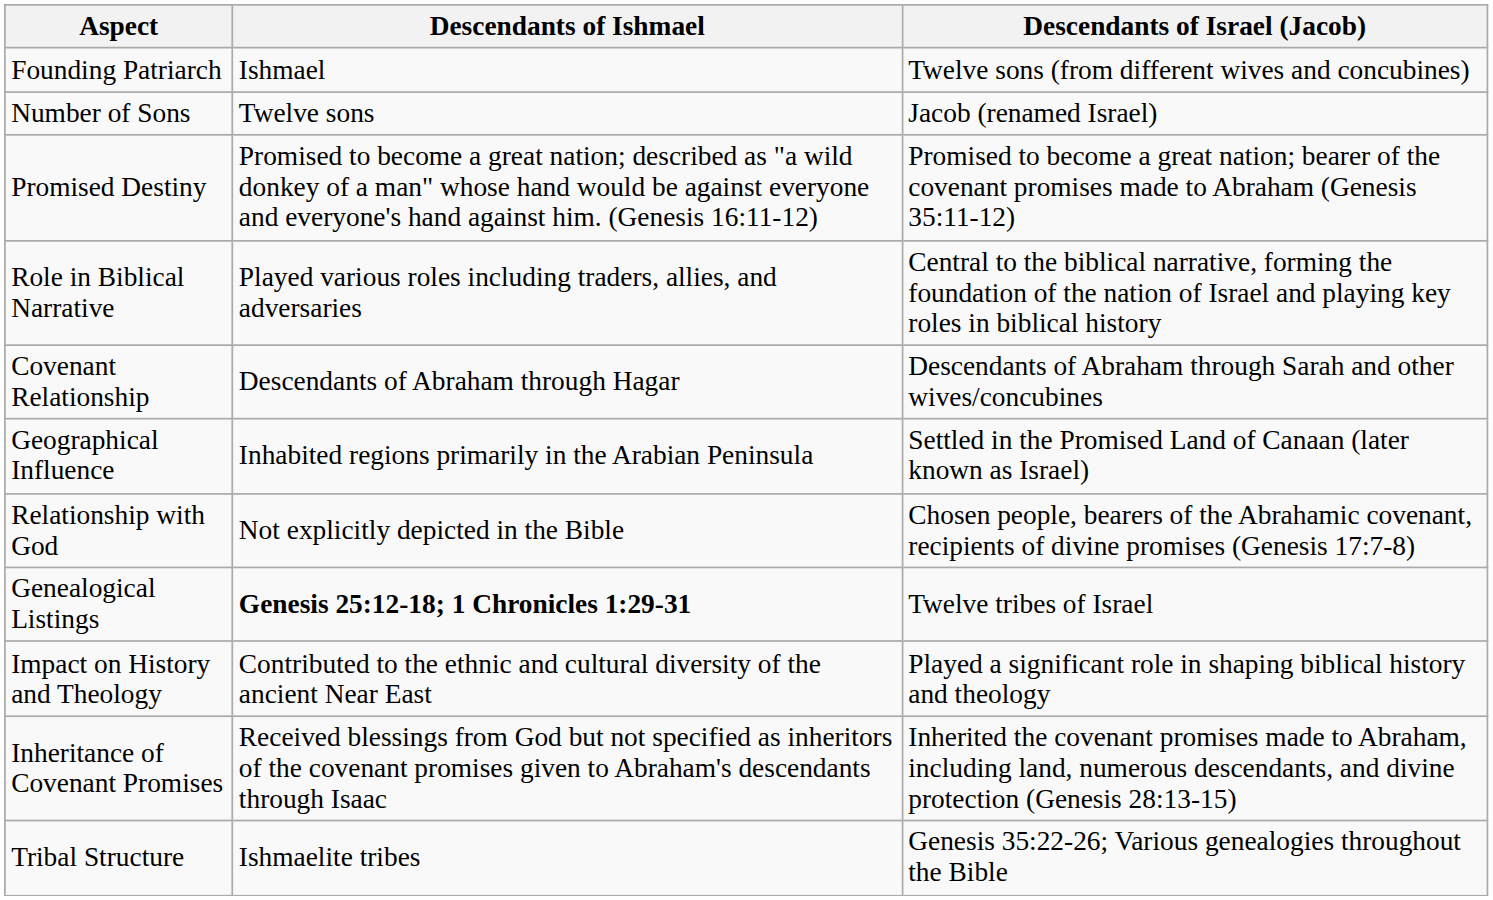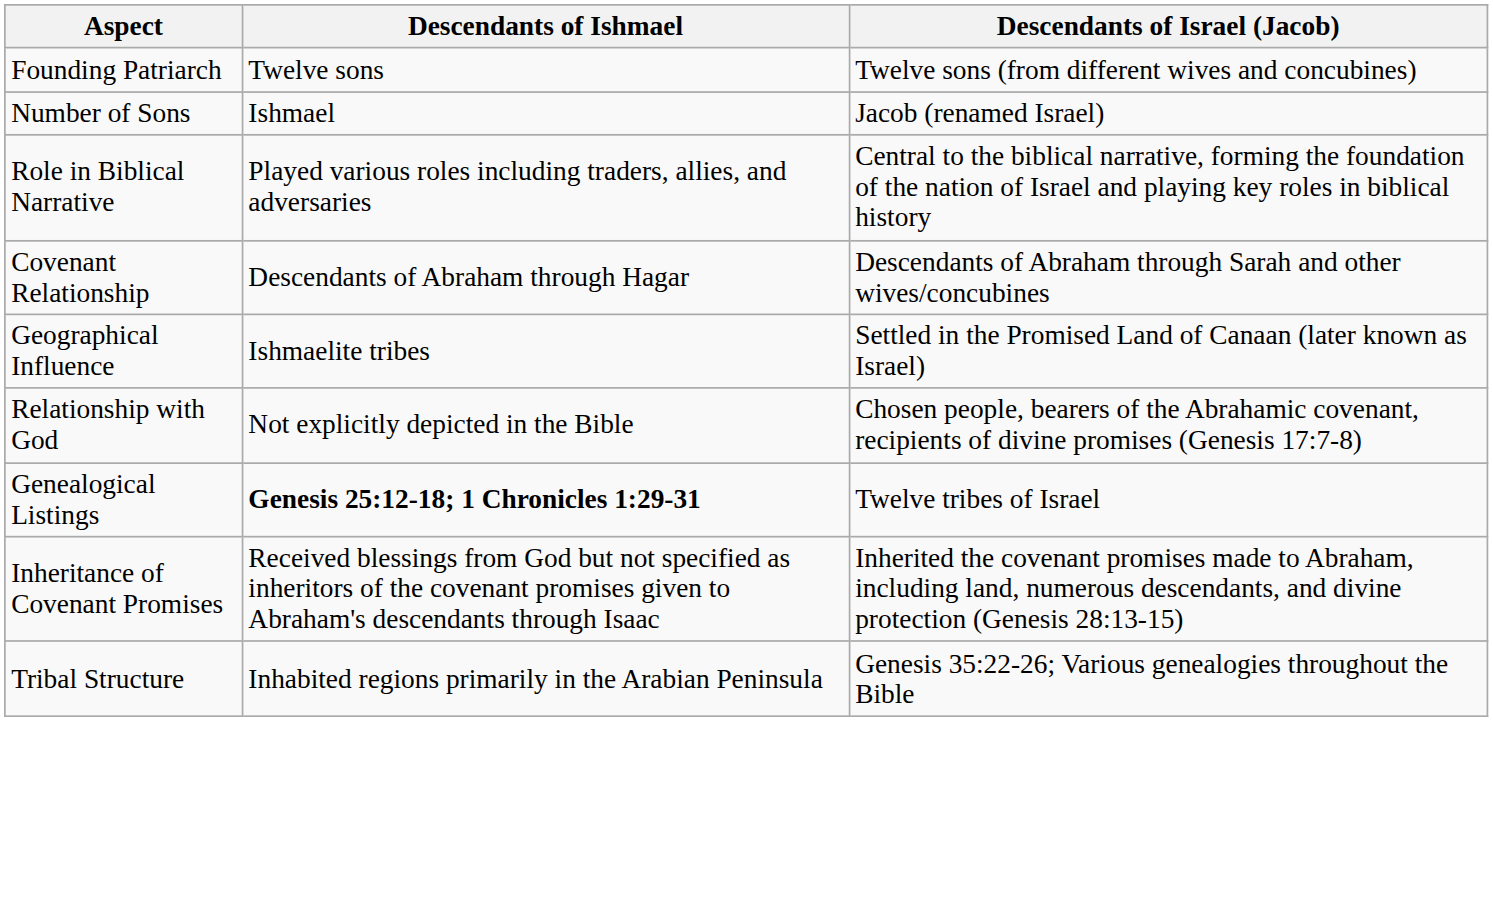(282, 69) Ishmael -> (316, 69) Twelve sons
(307, 112) Twelve sons -> (292, 112) Ishmael
- row: (109, 187)
(526, 455) Inhabited regions primarily in the Arabian Peninsula -> (339, 350) Ishmaelite tribes
- row: (111, 678)
(330, 857) Ishmaelite tribes -> (536, 678) Inhabited regions primarily in the Arabian Peninsula
